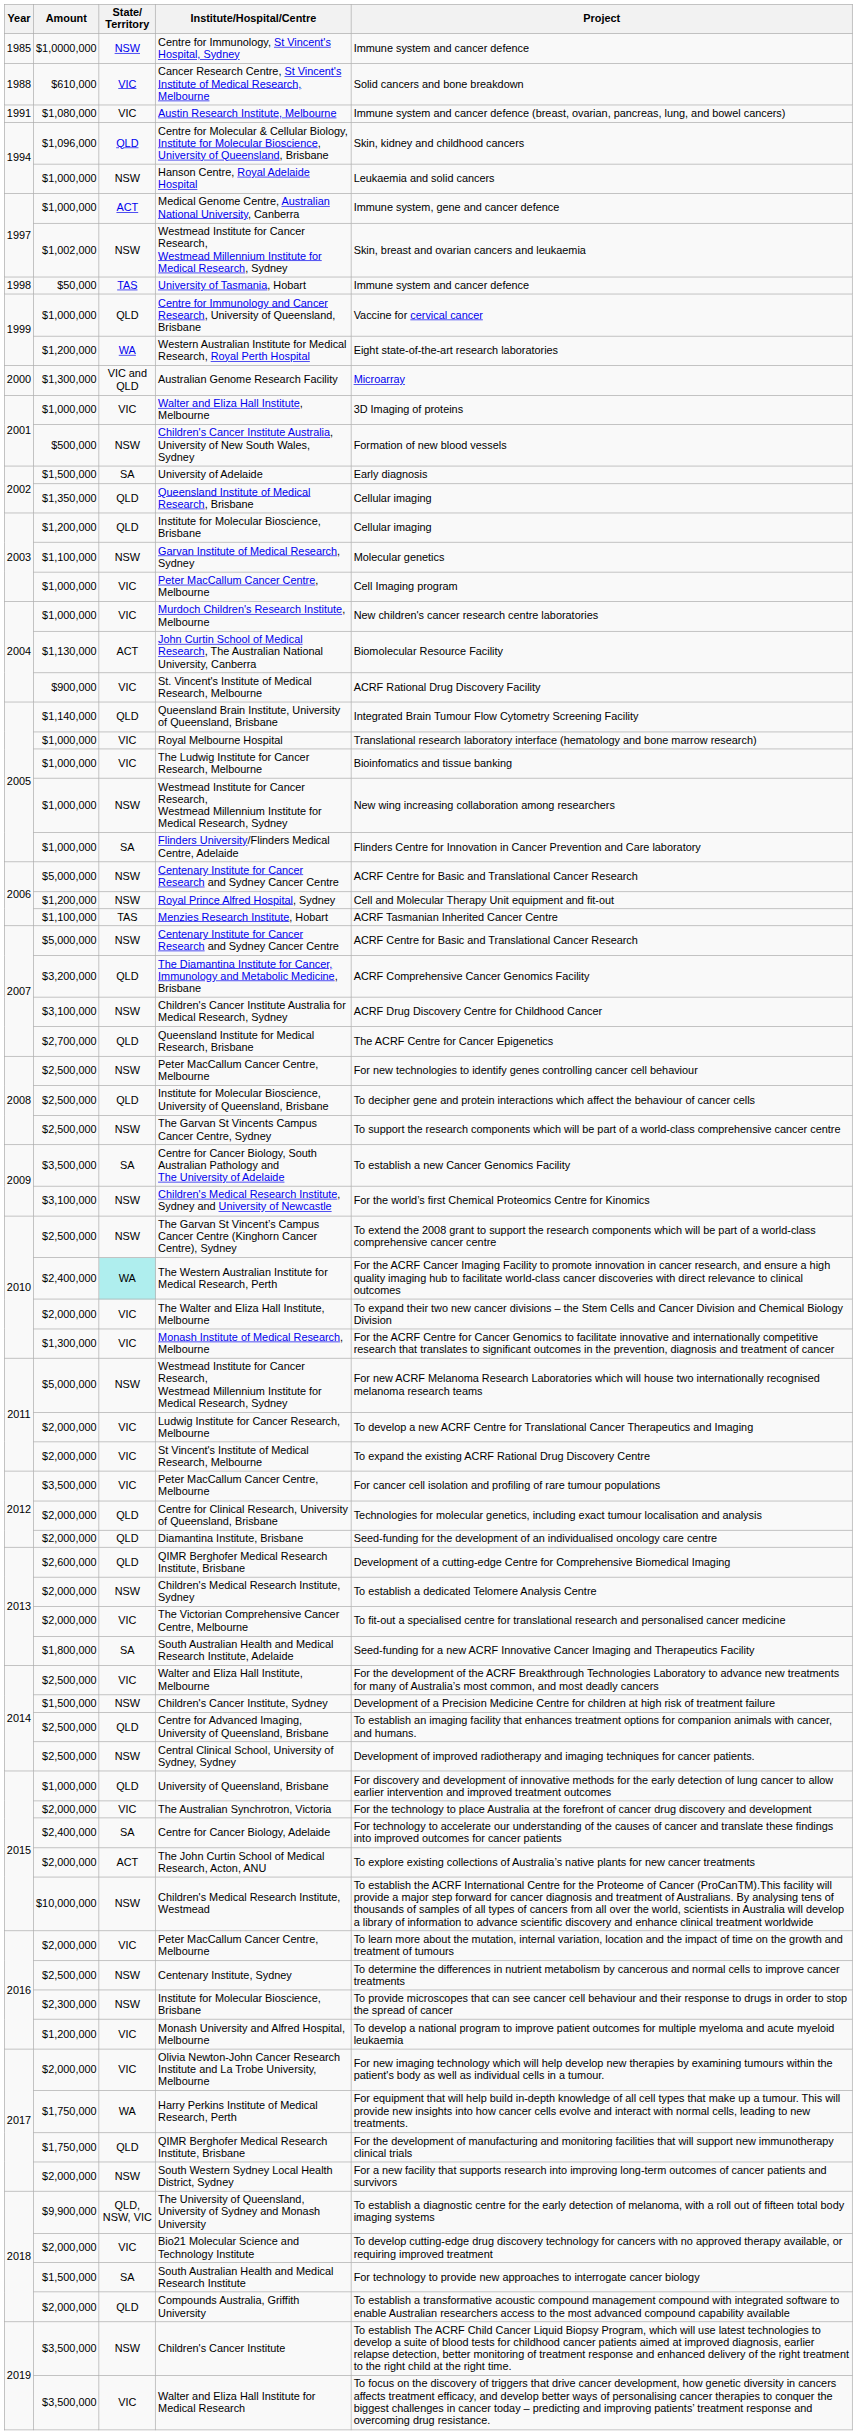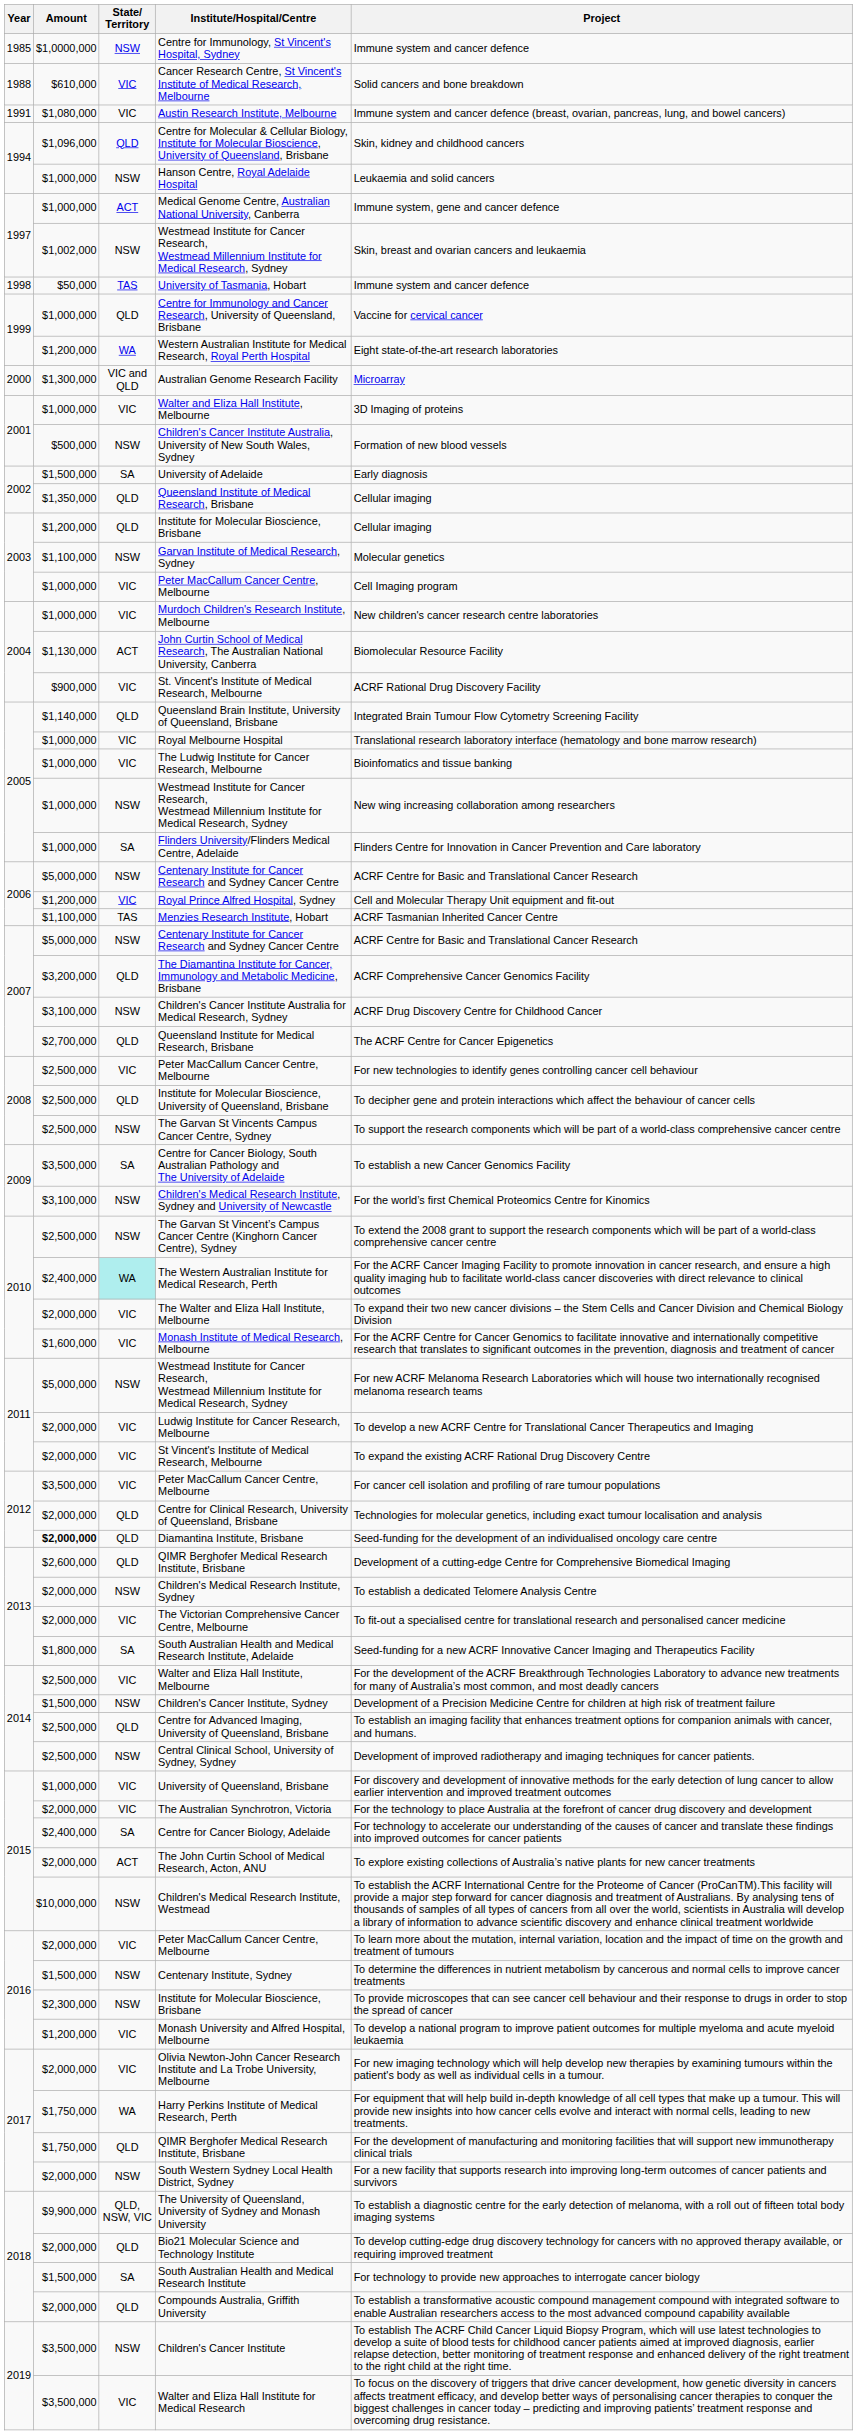(127, 900) NSW -> (127, 900) VIC
(127, 1071) NSW -> (127, 1071) VIC
(69, 1343) $1,300,000 -> (69, 1343) $1,600,000
(69, 1539) normal -> (69, 1539) bold
(127, 1786) QLD -> (127, 1786) VIC
(69, 1975) $2,500,000 -> (69, 1975) $1,500,000
(127, 2248) VIC -> (127, 2248) QLD
